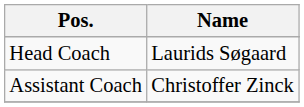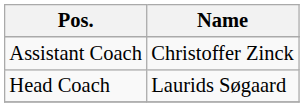rows swapped: (60, 53) <-> (76, 85)
